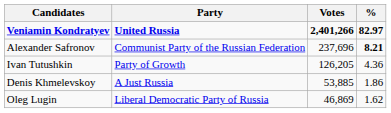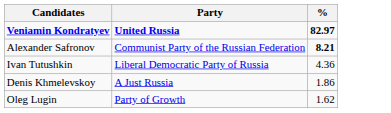- column: (332, 13)
(150, 64) Party of Growth -> (192, 64) Liberal Democratic Party of Russia
(192, 99) Liberal Democratic Party of Russia -> (150, 99) Party of Growth
